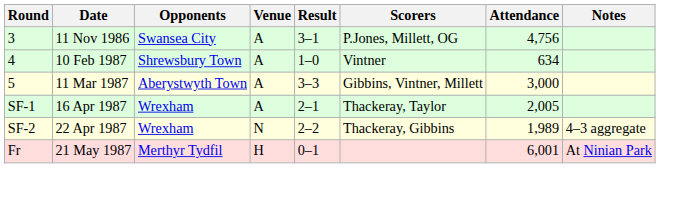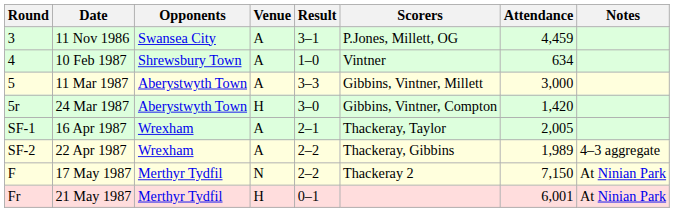(543, 38) 4,756 -> (557, 38) 4,459
+ row: (92, 106)
(259, 128) N -> (259, 151) A
+ row: (93, 173)
